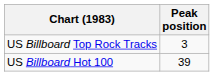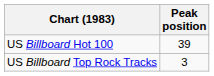rows swapped: (60, 62) <-> (82, 44)
